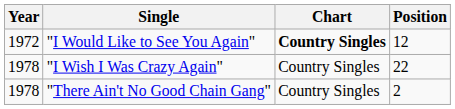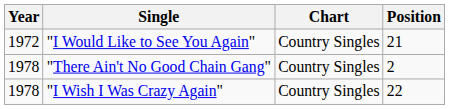(332, 41) bold -> (329, 41) normal
(401, 41) 12 -> (395, 41) 21
rows swapped: (159, 91) <-> (135, 66)
